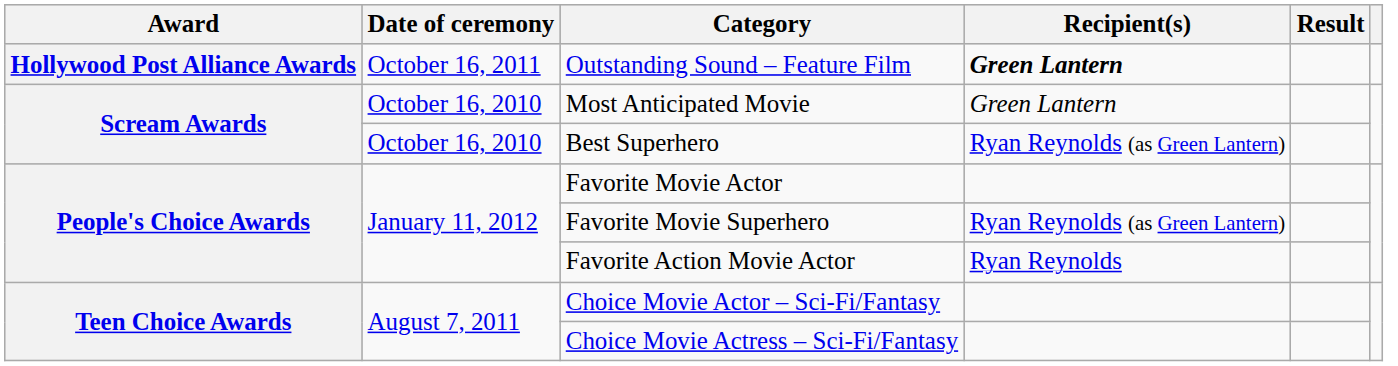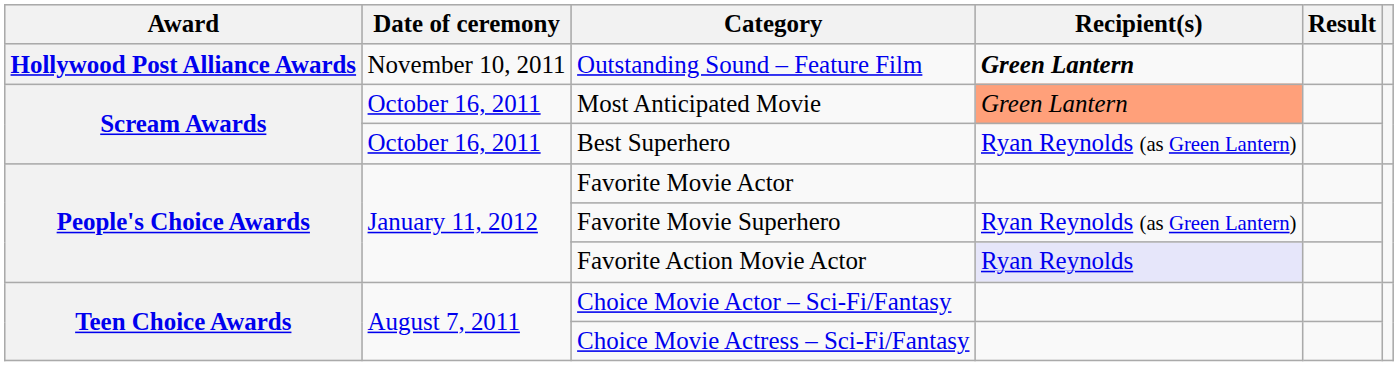(454, 63) October 16, 2011 -> (467, 63) November 10, 2011
(455, 103) October 16, 2010 -> (454, 103) October 16, 2011
(1043, 103) no background -> (1054, 103) lightsalmon background
(455, 143) October 16, 2010 -> (454, 143) October 16, 2011
(1046, 261) no background -> (1057, 261) lavender background
